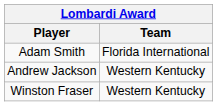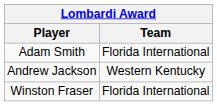(156, 91) Western Kentucky -> (156, 91) Florida International
